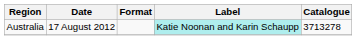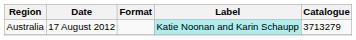(322, 27) 3713278 -> (322, 27) 3713279
